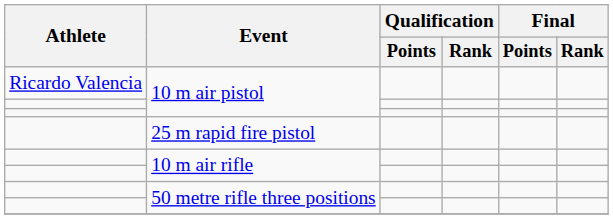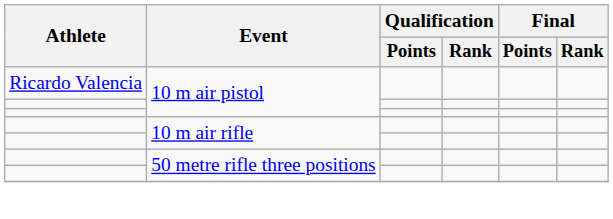- row: (76, 134)
